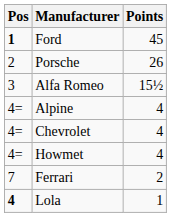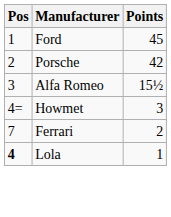(11, 39) bold -> (11, 39) normal
(156, 62) 26 -> (156, 62) 42
- row: (54, 108)
- row: (63, 131)
(160, 154) 4 -> (160, 108) 3
